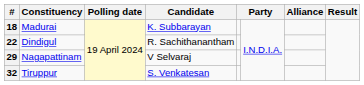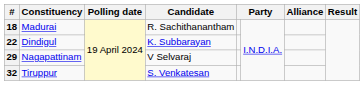(179, 27) K. Subbarayan -> (191, 27) R. Sachithanantham
(191, 42) R. Sachithanantham -> (179, 42) K. Subbarayan
